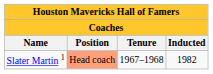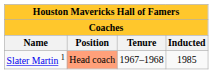(187, 59) 1982 -> (187, 59) 1985
